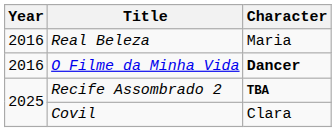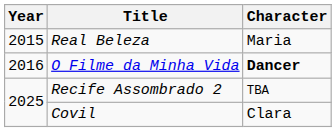(26, 41) 2016 -> (26, 41) 2015
(258, 90) bold -> (258, 90) normal
